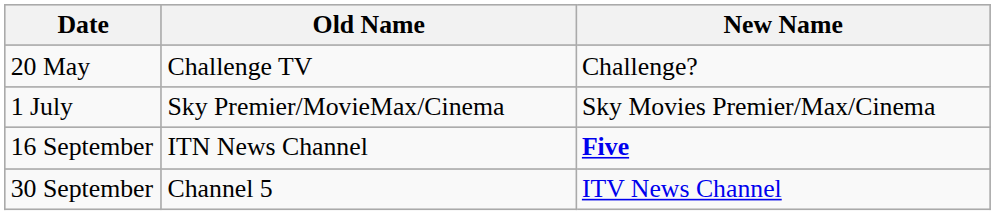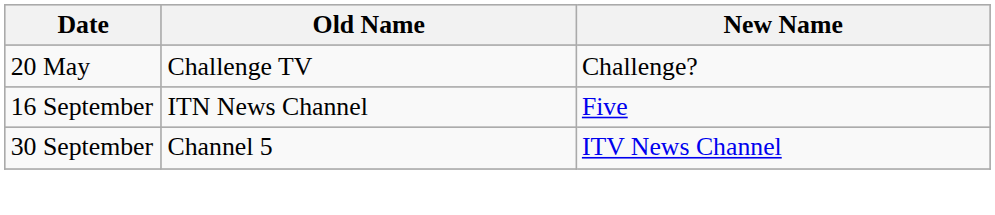- row: (42, 106)
(605, 147) bold -> (605, 106) normal
